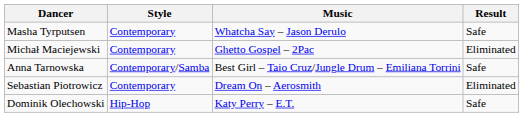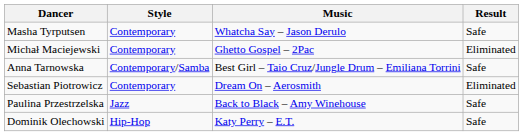+ row: (55, 103)
